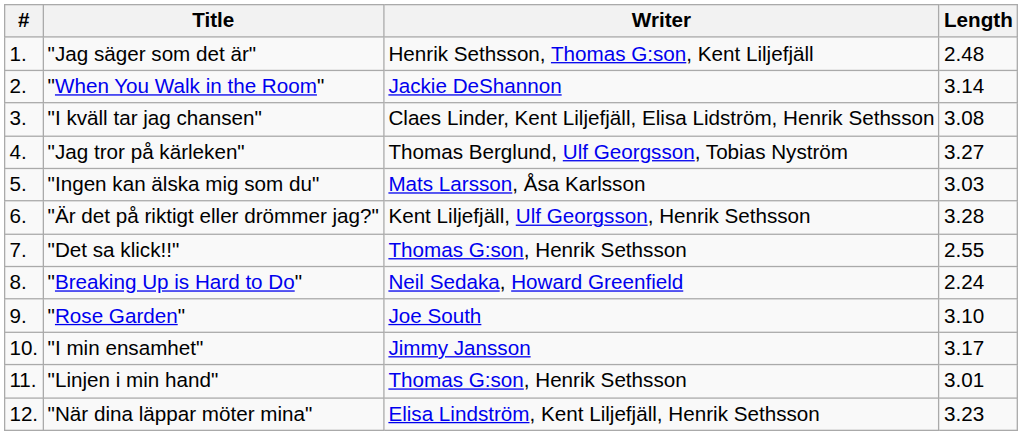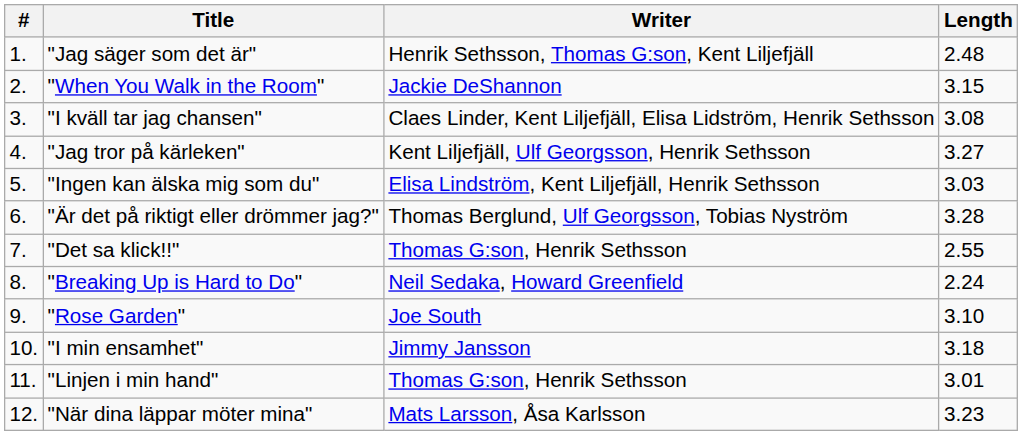(964, 86) 3.14 -> (964, 86) 3.15
(618, 151) Thomas Berglund, Ulf Georgsson, Tobias Nyström -> (599, 151) Kent Liljefjäll, Ulf Georgsson, Henrik Sethsson
(517, 184) Mats Larsson, Åsa Karlsson -> (604, 184) Elisa Lindström, Kent Liljefjäll, Henrik Sethsson
(599, 217) Kent Liljefjäll, Ulf Georgsson, Henrik Sethsson -> (618, 217) Thomas Berglund, Ulf Georgsson, Tobias Nyström
(964, 348) 3.17 -> (964, 348) 3.18
(604, 413) Elisa Lindström, Kent Liljefjäll, Henrik Sethsson -> (517, 413) Mats Larsson, Åsa Karlsson
